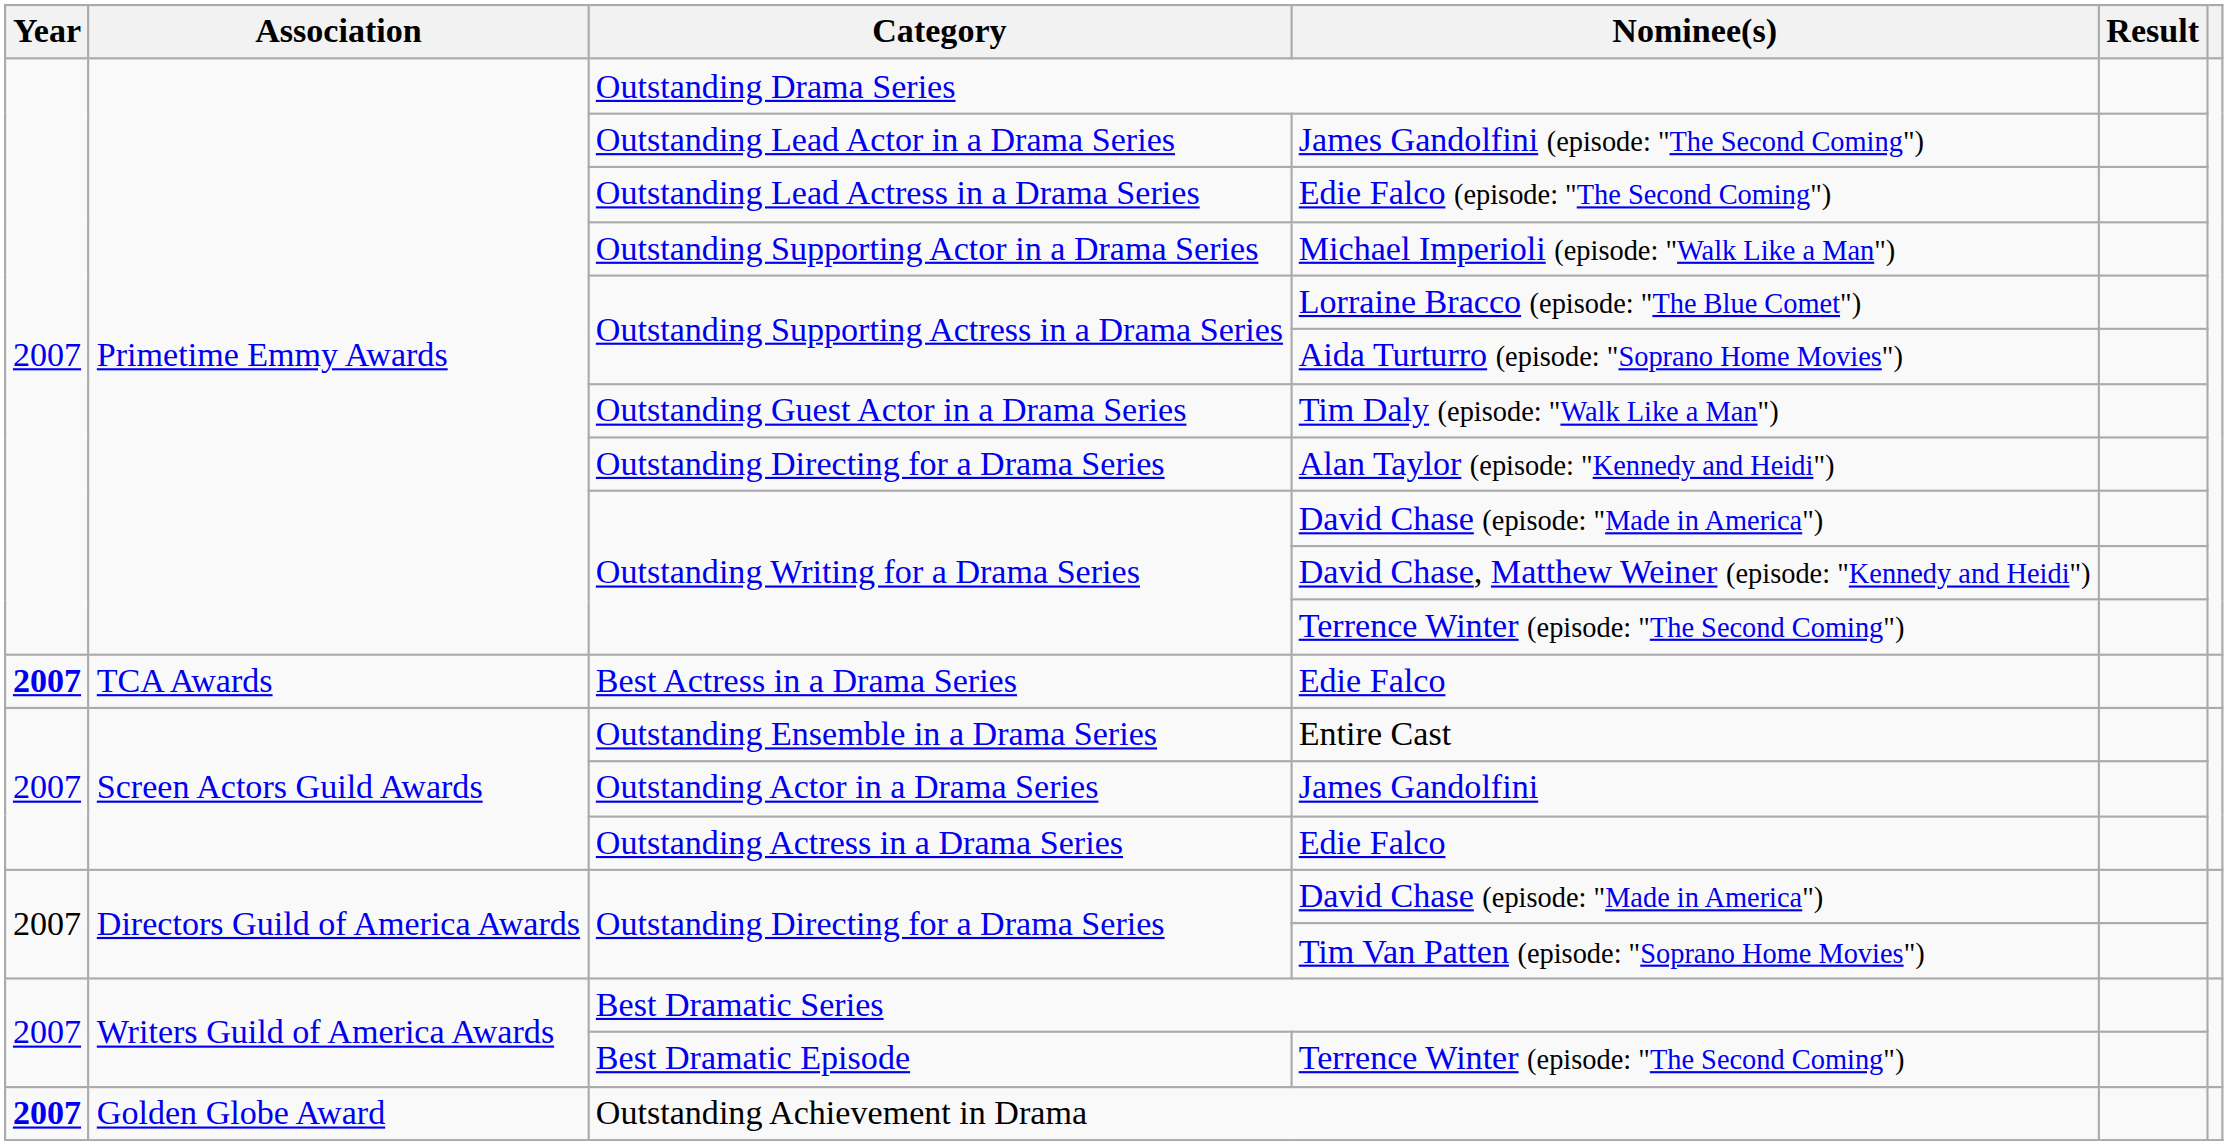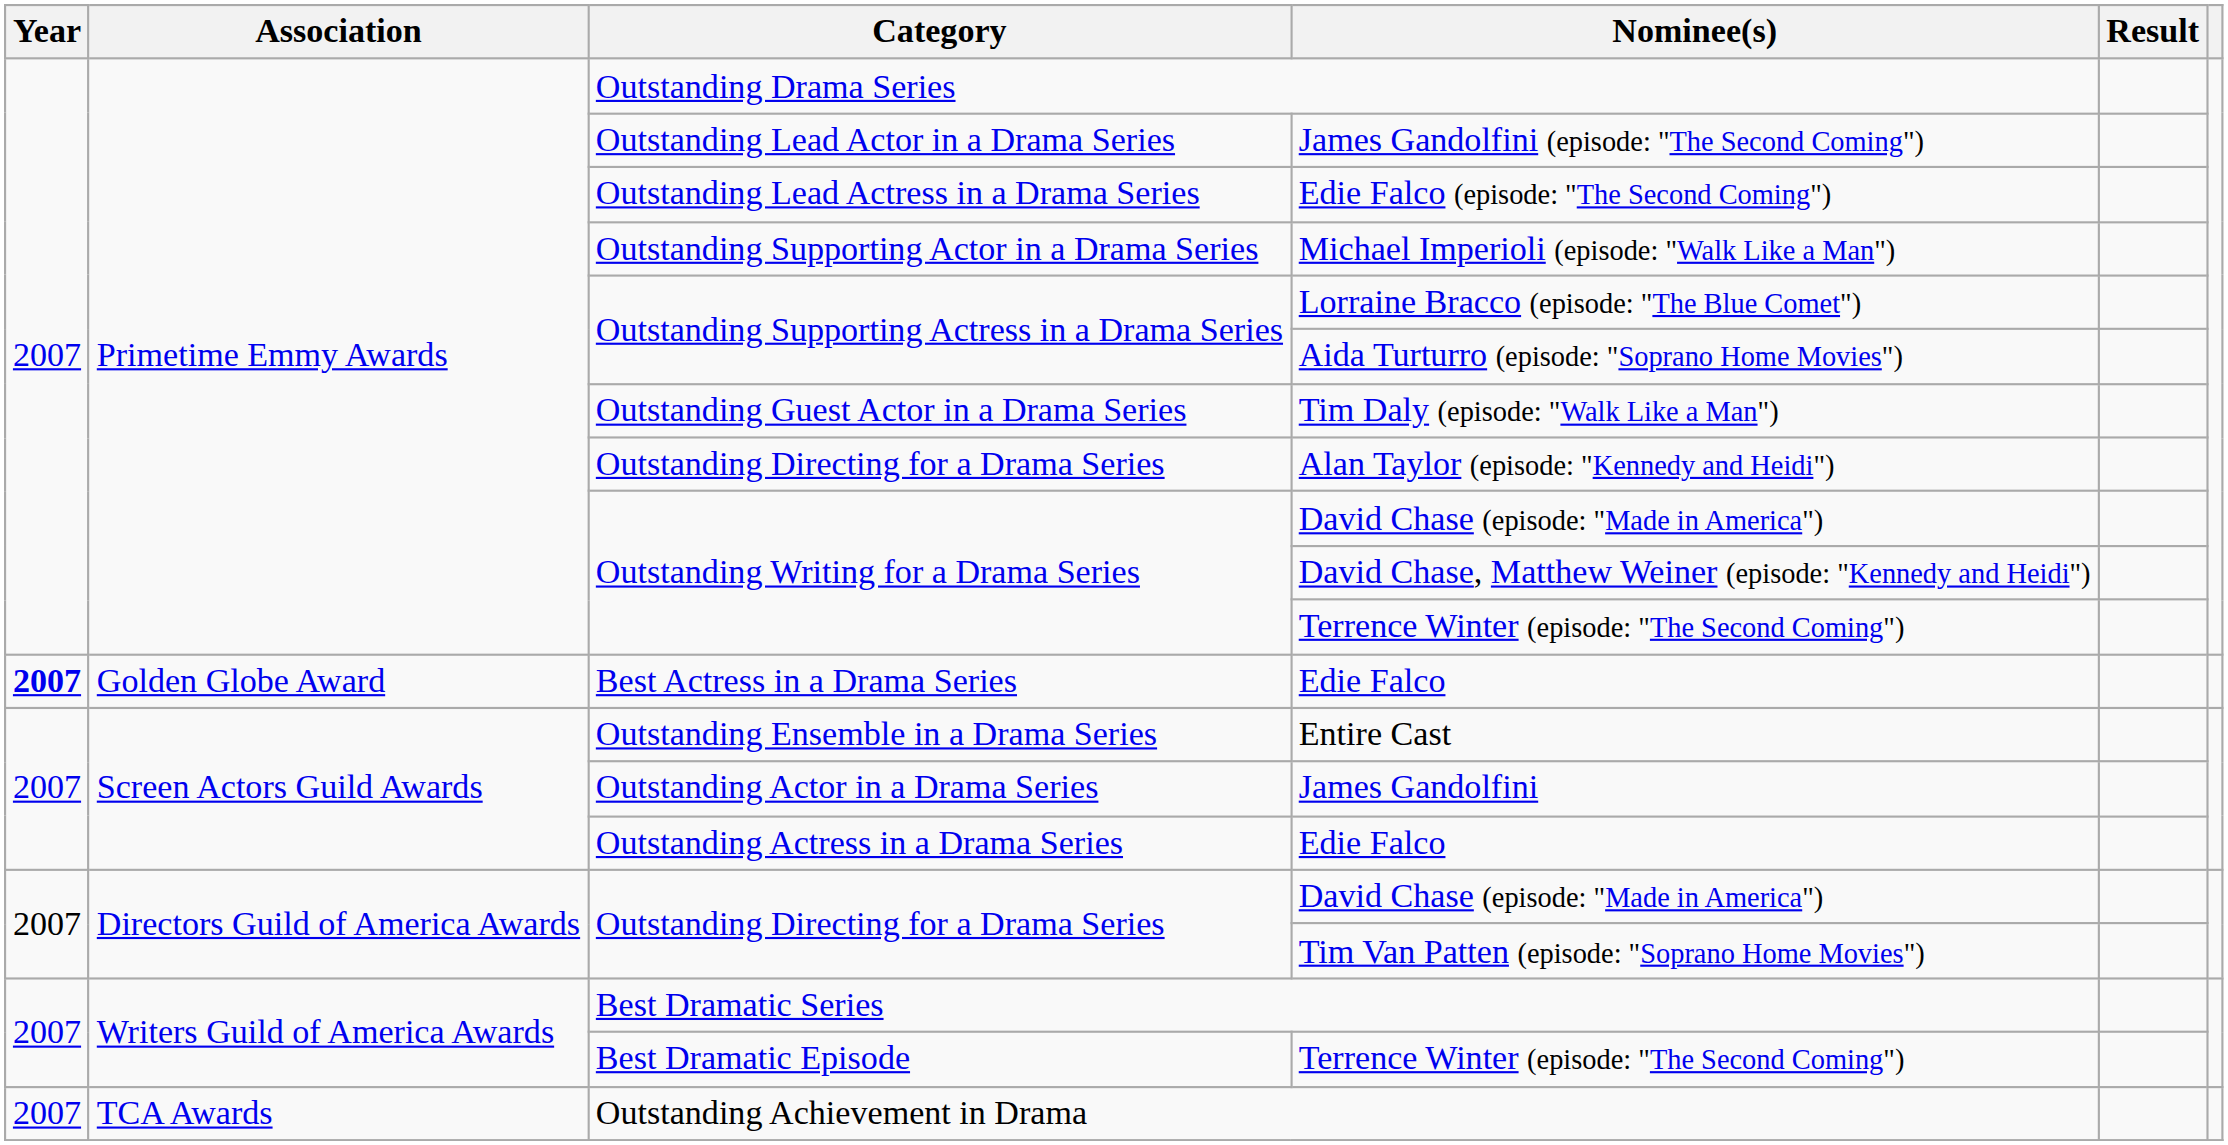(185, 680) TCA Awards -> (241, 680) Golden Globe Award
(47, 1112) bold -> (47, 1112) normal
(241, 1112) Golden Globe Award -> (185, 1112) TCA Awards
